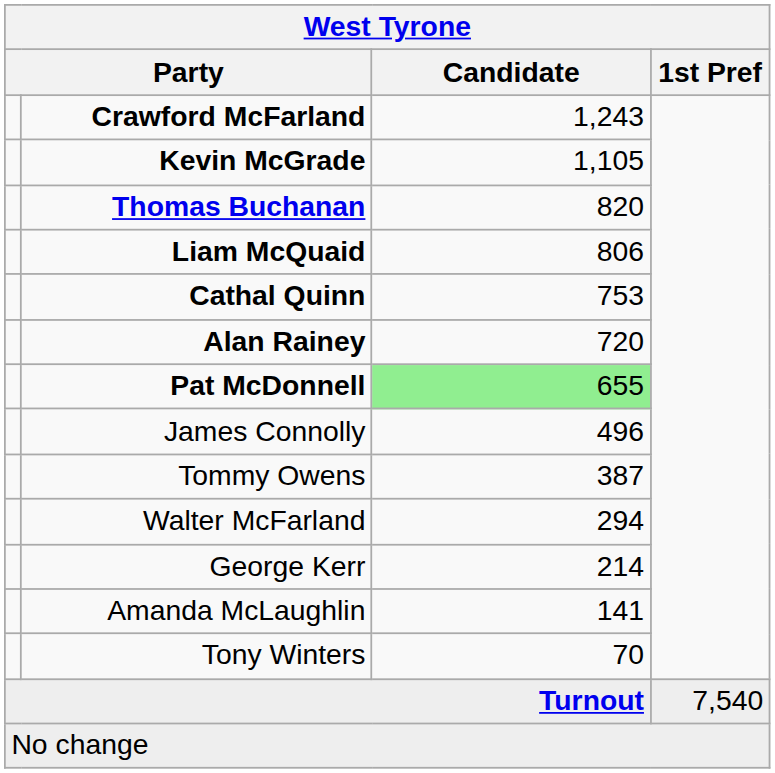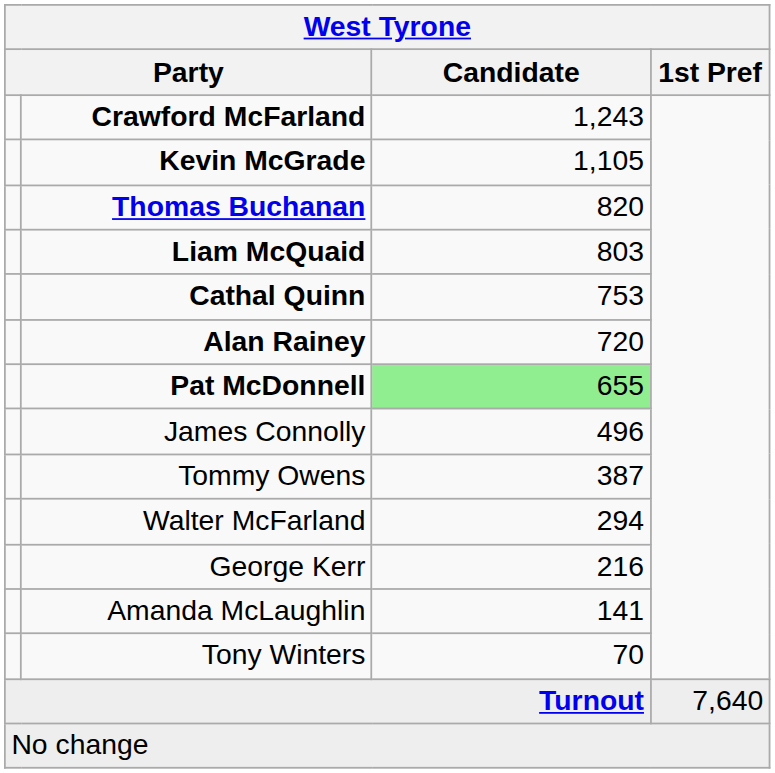(620, 251) 806 -> (620, 251) 803
(620, 565) 214 -> (620, 565) 216
(728, 700) 7,540 -> (728, 700) 7,640
